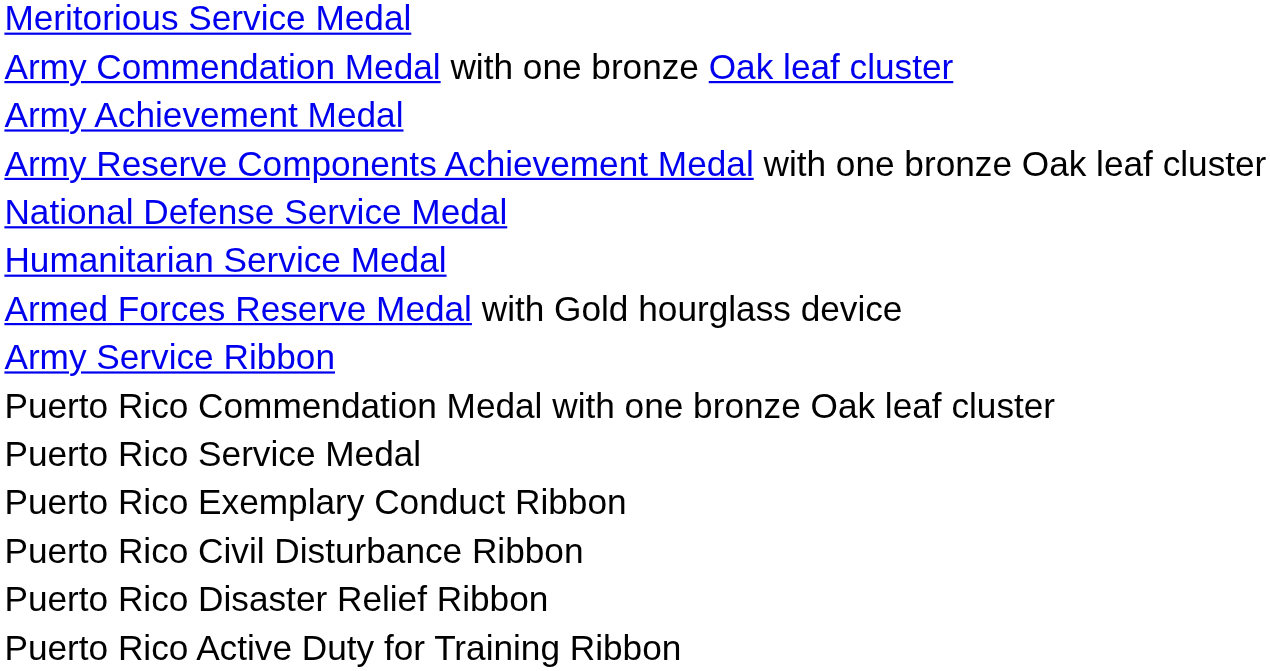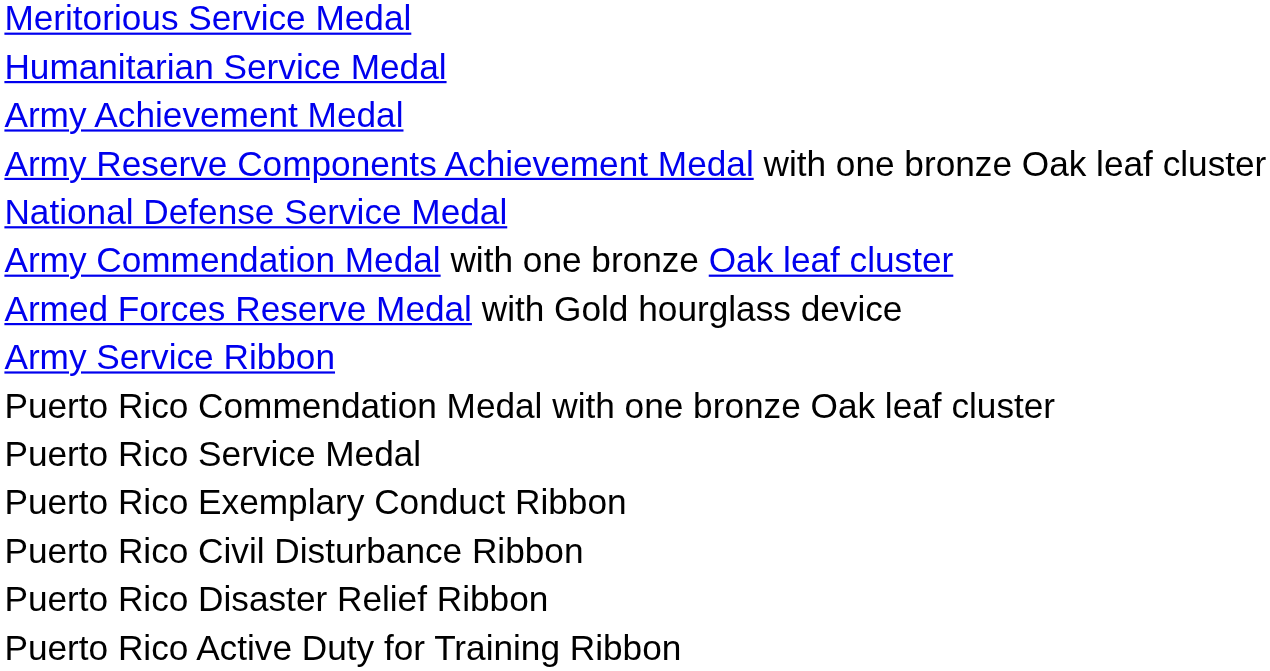rows swapped: (479, 67) <-> (225, 260)
